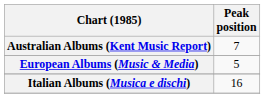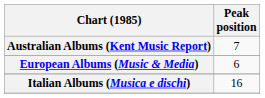(237, 64) 5 -> (237, 64) 6
